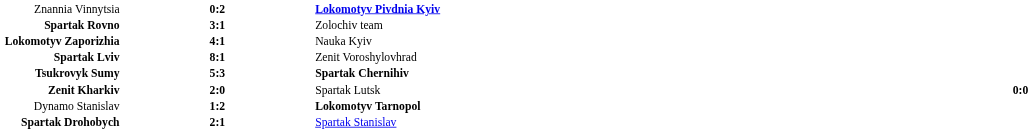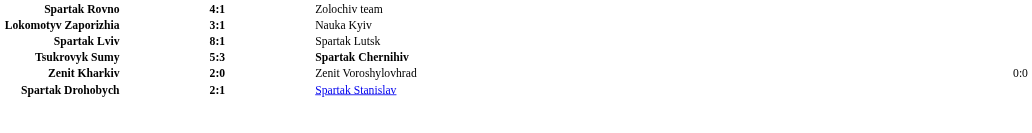- row: (77, 9)
(217, 25) 3:1 -> (217, 9) 4:1
(217, 41) 4:1 -> (217, 25) 3:1
(366, 57) Zenit Voroshylovhrad -> (348, 41) Spartak Lutsk
(348, 90) Spartak Lutsk -> (366, 73) Zenit Voroshylovhrad
(1021, 90) bold -> (1020, 73) normal
- row: (77, 106)
